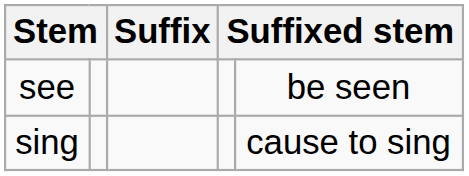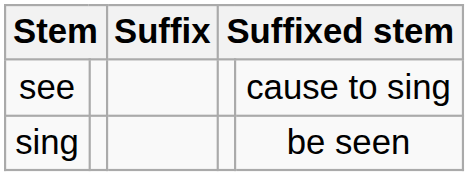(349, 87) be seen -> (349, 87) cause to sing
(349, 142) cause to sing -> (349, 142) be seen
